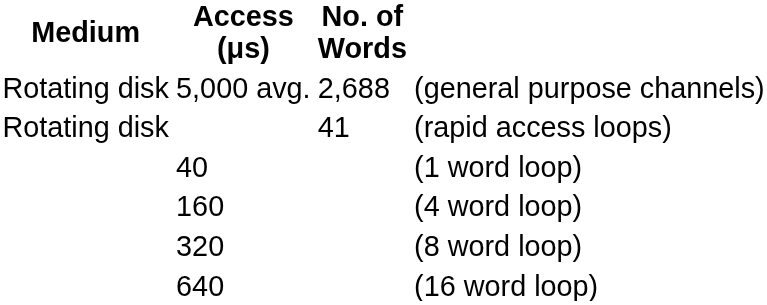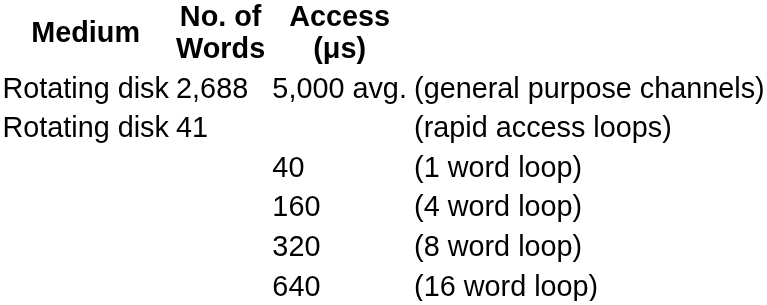columns swapped: (362, 32) <-> (243, 32)
